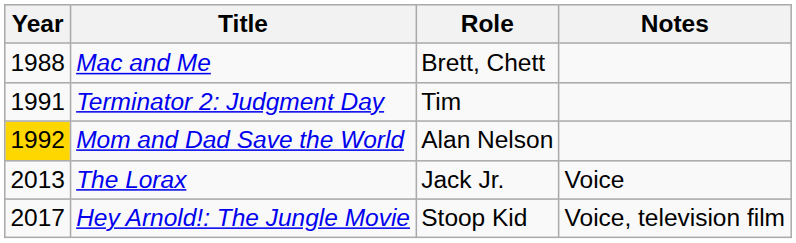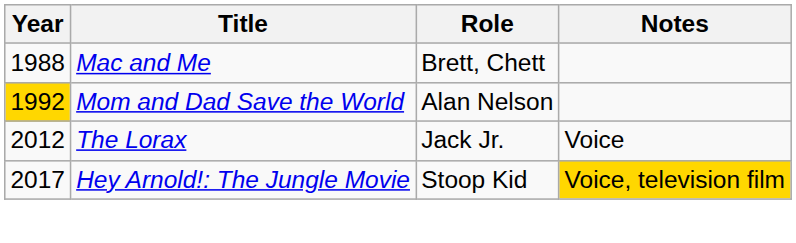- row: (230, 101)
(38, 179) 2013 -> (38, 140) 2012
(675, 218) no background -> (675, 179) gold background
